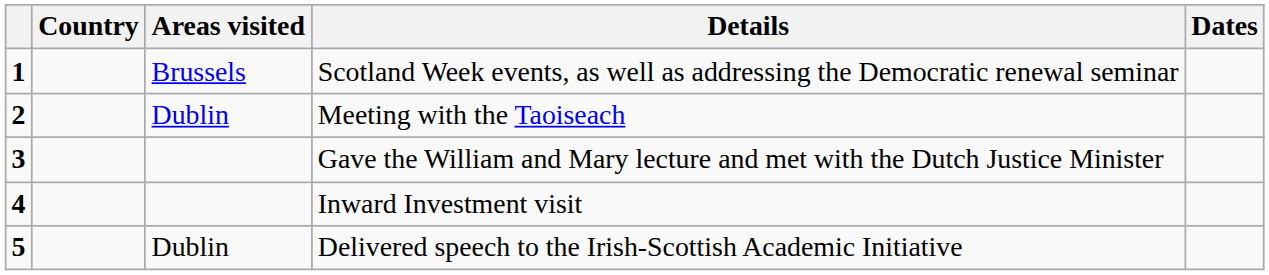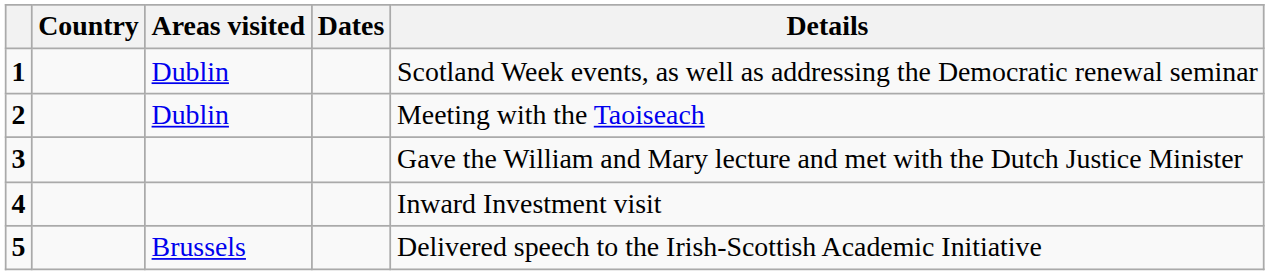columns swapped: (1225, 26) <-> (748, 26)
(199, 70) Brussels -> (190, 70) Dublin
(190, 247) Dublin -> (199, 247) Brussels
